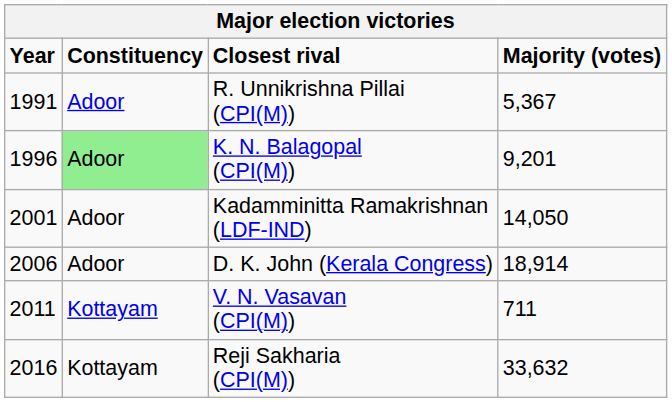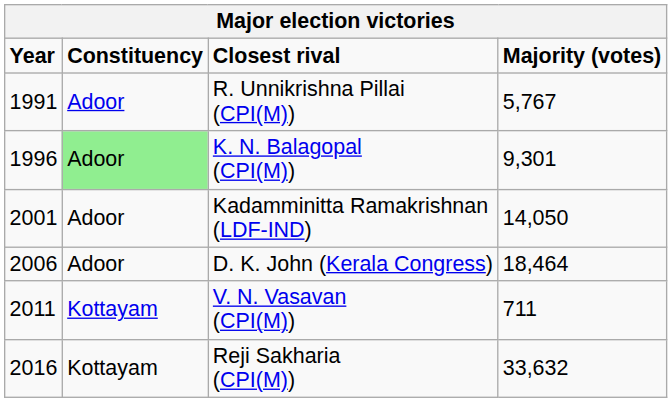(530, 101) 5,367 -> (530, 101) 5,767
(530, 159) 9,201 -> (530, 159) 9,301
(536, 263) 18,914 -> (536, 263) 18,464
